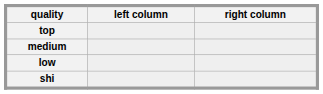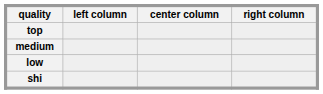+ column: (185, 15)
